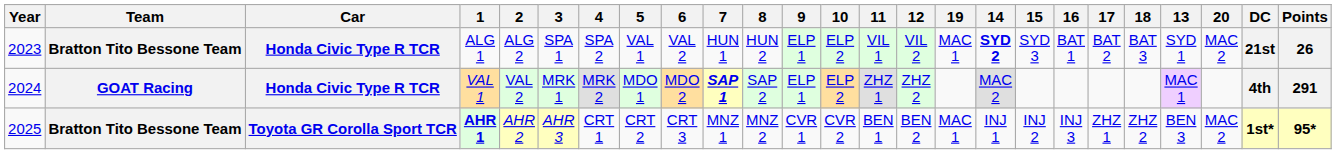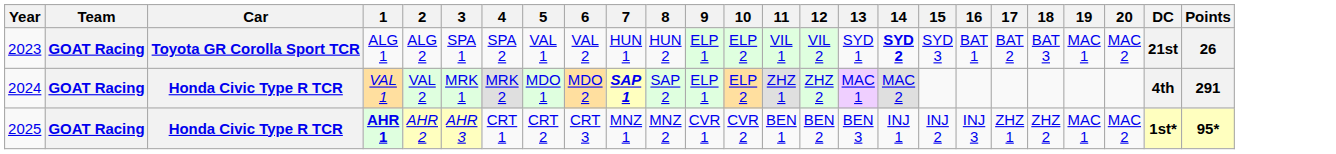columns swapped: (1181, 16) <-> (955, 16)
(145, 48) Bratton Tito Bessone Team -> (96, 48) GOAT Racing
(353, 48) Honda Civic Type R TCR -> (256, 48) Toyota GR Corolla Sport TCR
(145, 128) Bratton Tito Bessone Team -> (96, 128) GOAT Racing
(353, 128) Toyota GR Corolla Sport TCR -> (256, 128) Honda Civic Type R TCR
